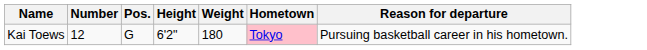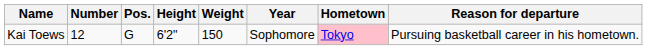+ column: (282, 14)
(212, 34) 180 -> (212, 34) 150
